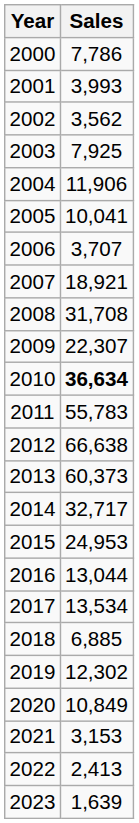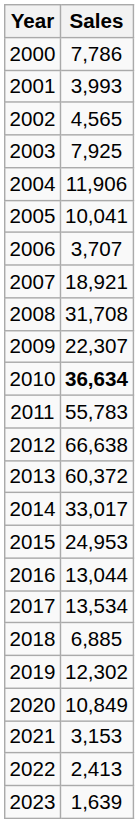(96, 119) 3,562 -> (96, 119) 4,565
(96, 477) 60,373 -> (96, 477) 60,372
(96, 509) 32,717 -> (96, 509) 33,017
